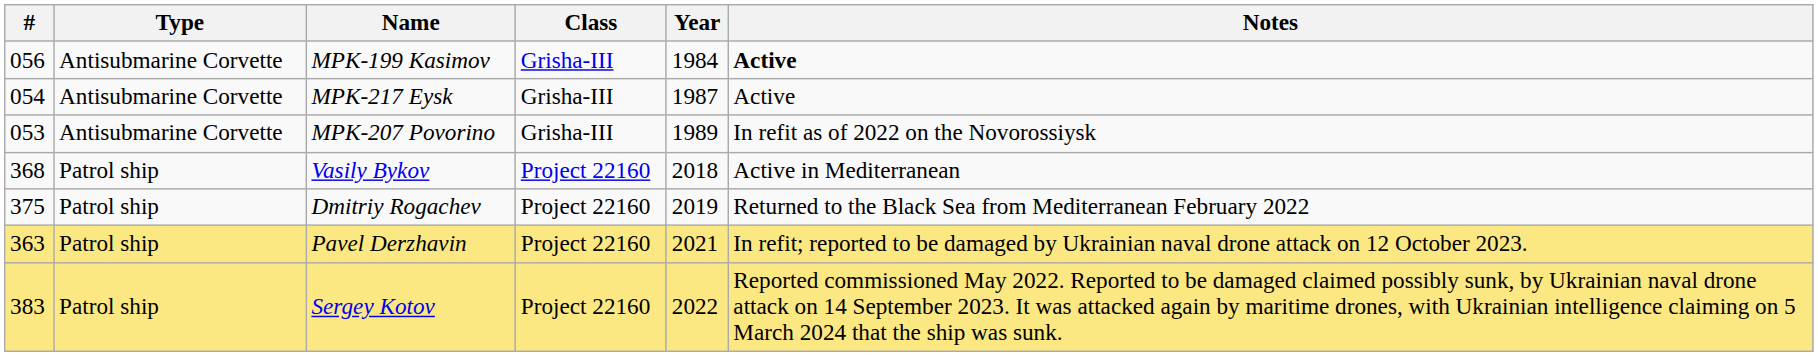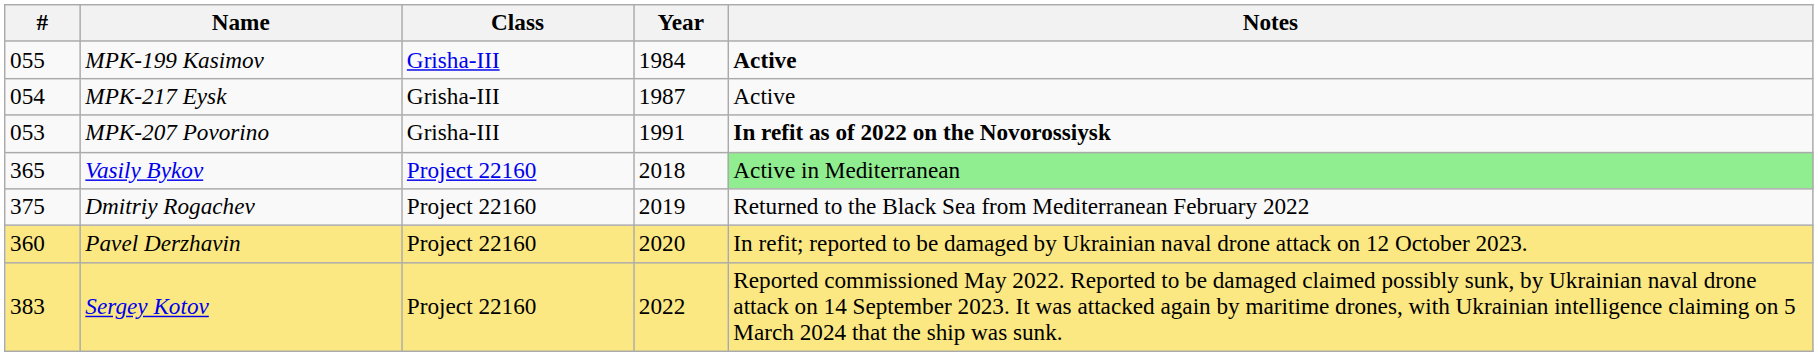- column: (180, 22)
(27, 59) 056 -> (27, 59) 055
(695, 133) 1989 -> (662, 133) 1991
(915, 133) normal -> (922, 133) bold
(27, 170) 368 -> (27, 170) 365
(847, 170) no background -> (847, 170) lightgreen background
(27, 243) 363 -> (27, 243) 360
(695, 243) 2021 -> (662, 243) 2020
